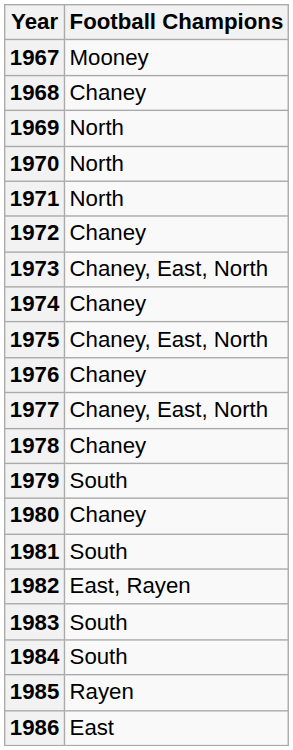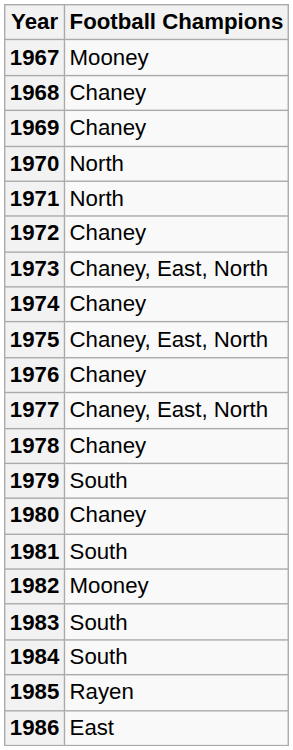(97, 127) North -> (108, 127) Chaney
(130, 586) East, Rayen -> (109, 586) Mooney
